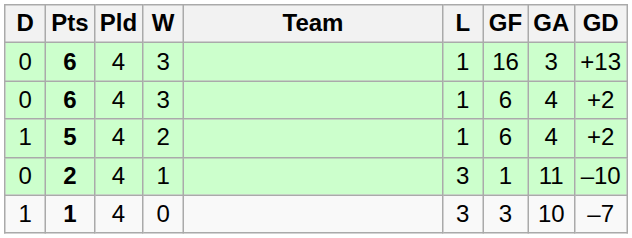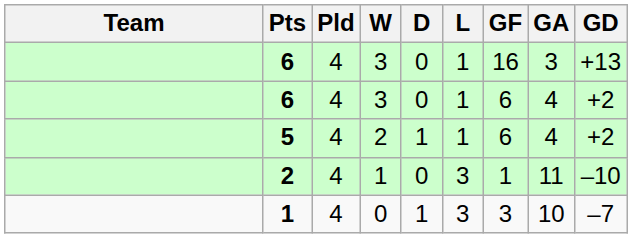columns swapped: (313, 23) <-> (25, 23)
